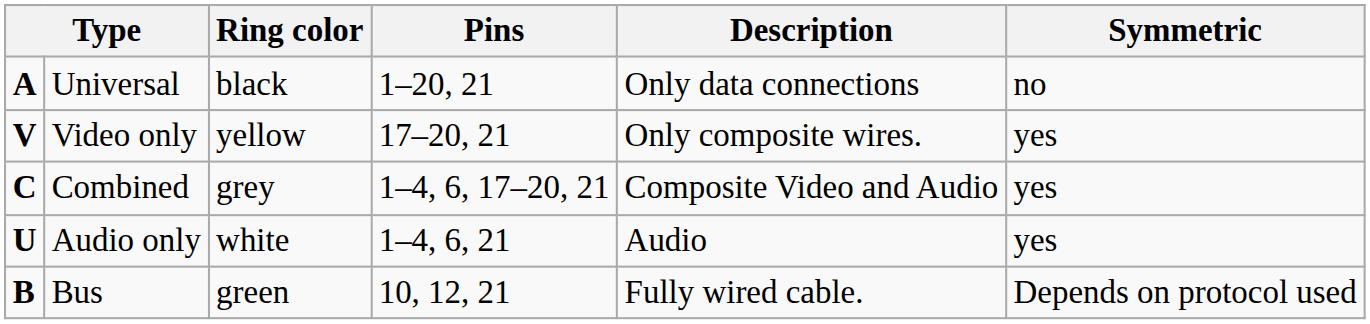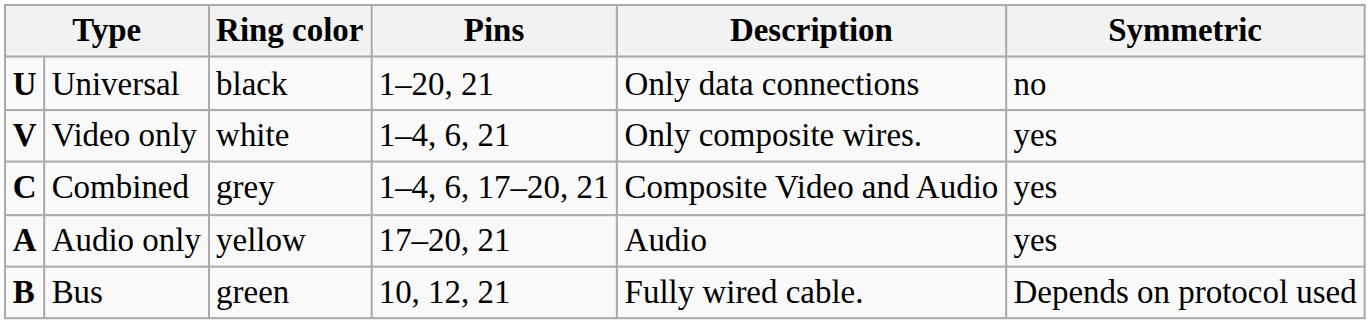(25, 82) A -> (25, 82) U
(261, 135) yellow -> (253, 135) white
(445, 135) 17–20, 21 -> (445, 135) 1–4, 6, 21
(25, 239) U -> (25, 239) A
(253, 239) white -> (261, 239) yellow
(445, 239) 1–4, 6, 21 -> (445, 239) 17–20, 21
